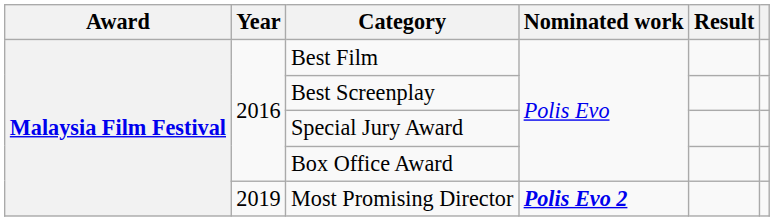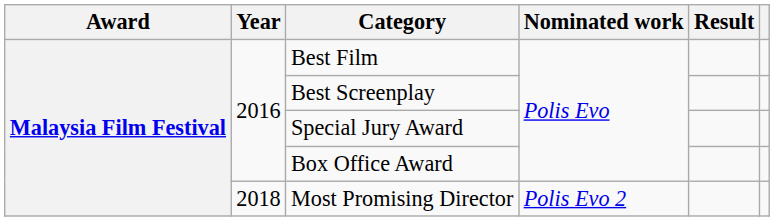(259, 198) 2019 -> (259, 198) 2018
(576, 198) bold -> (575, 198) normal
